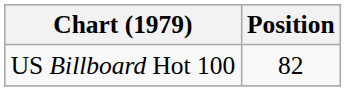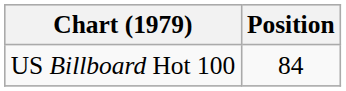(291, 65) 82 -> (291, 65) 84
